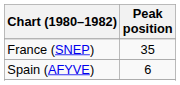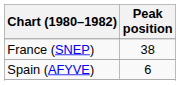(148, 49) 35 -> (148, 49) 38
